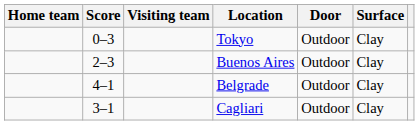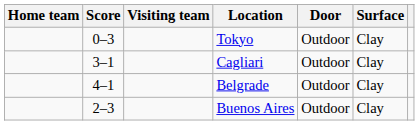rows swapped: (255, 62) <-> (240, 108)
